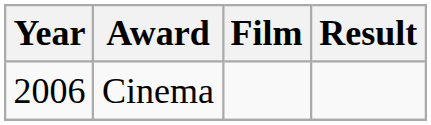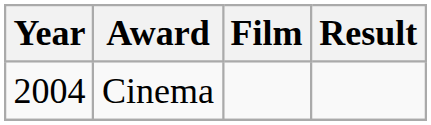(49, 90) 2006 -> (49, 90) 2004
